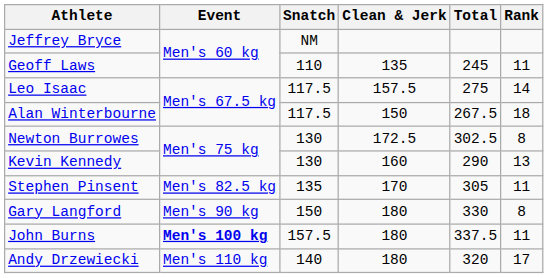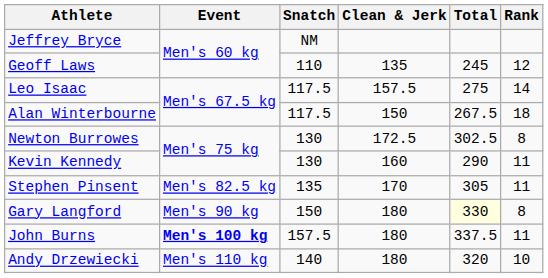(522, 65) 11 -> (522, 65) 12
(522, 163) 13 -> (522, 163) 11
(475, 211) no background -> (475, 211) lightyellow background
(522, 260) 17 -> (522, 260) 10
